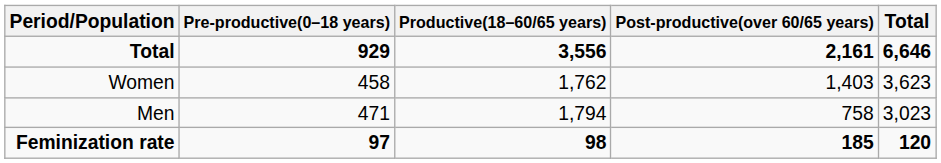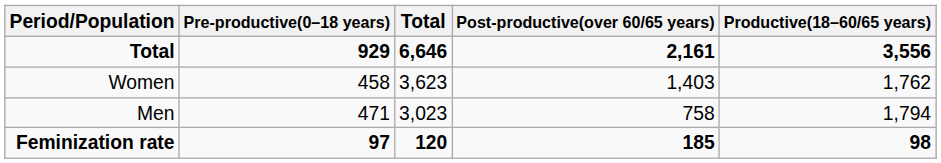columns swapped: (503, 23) <-> (907, 21)
